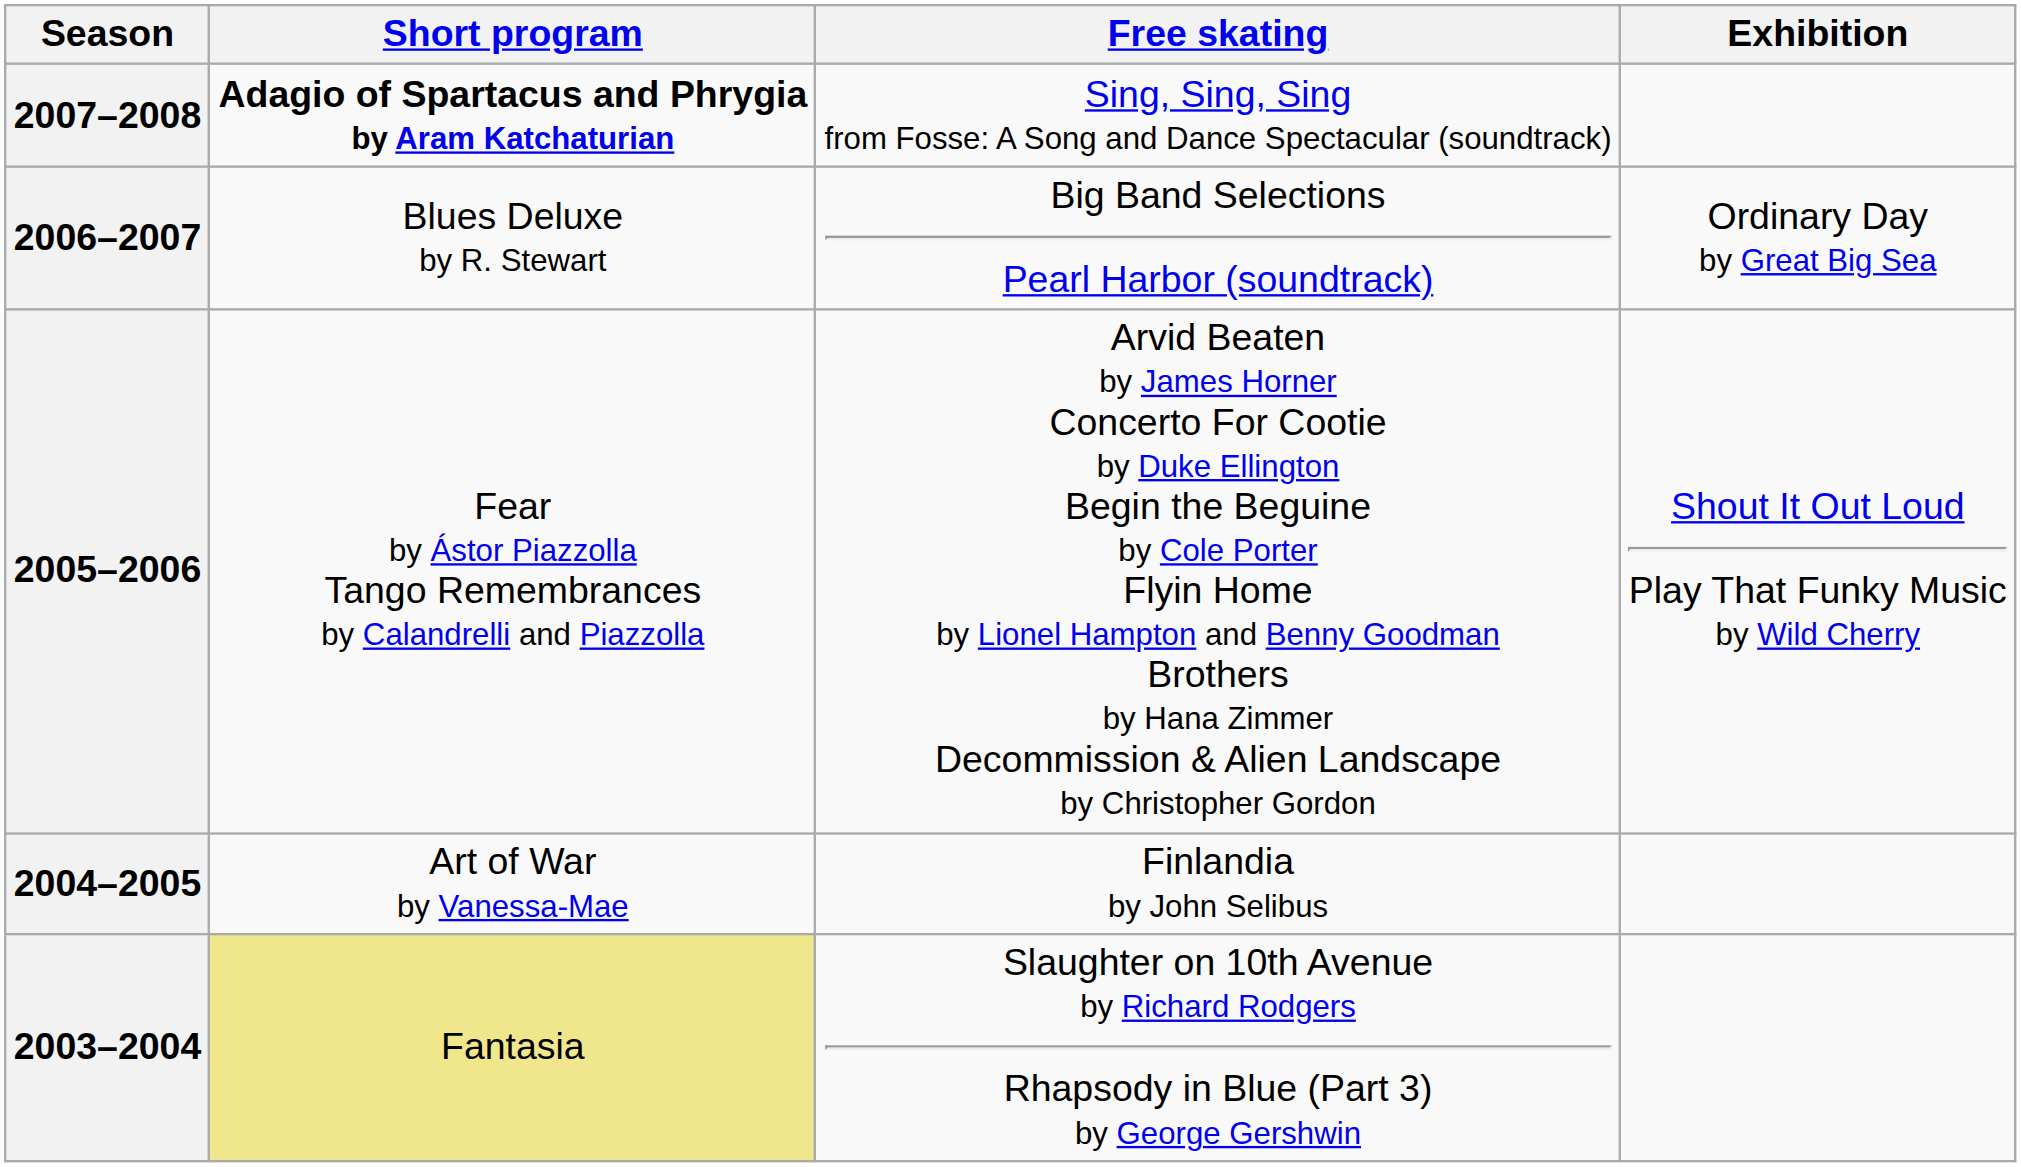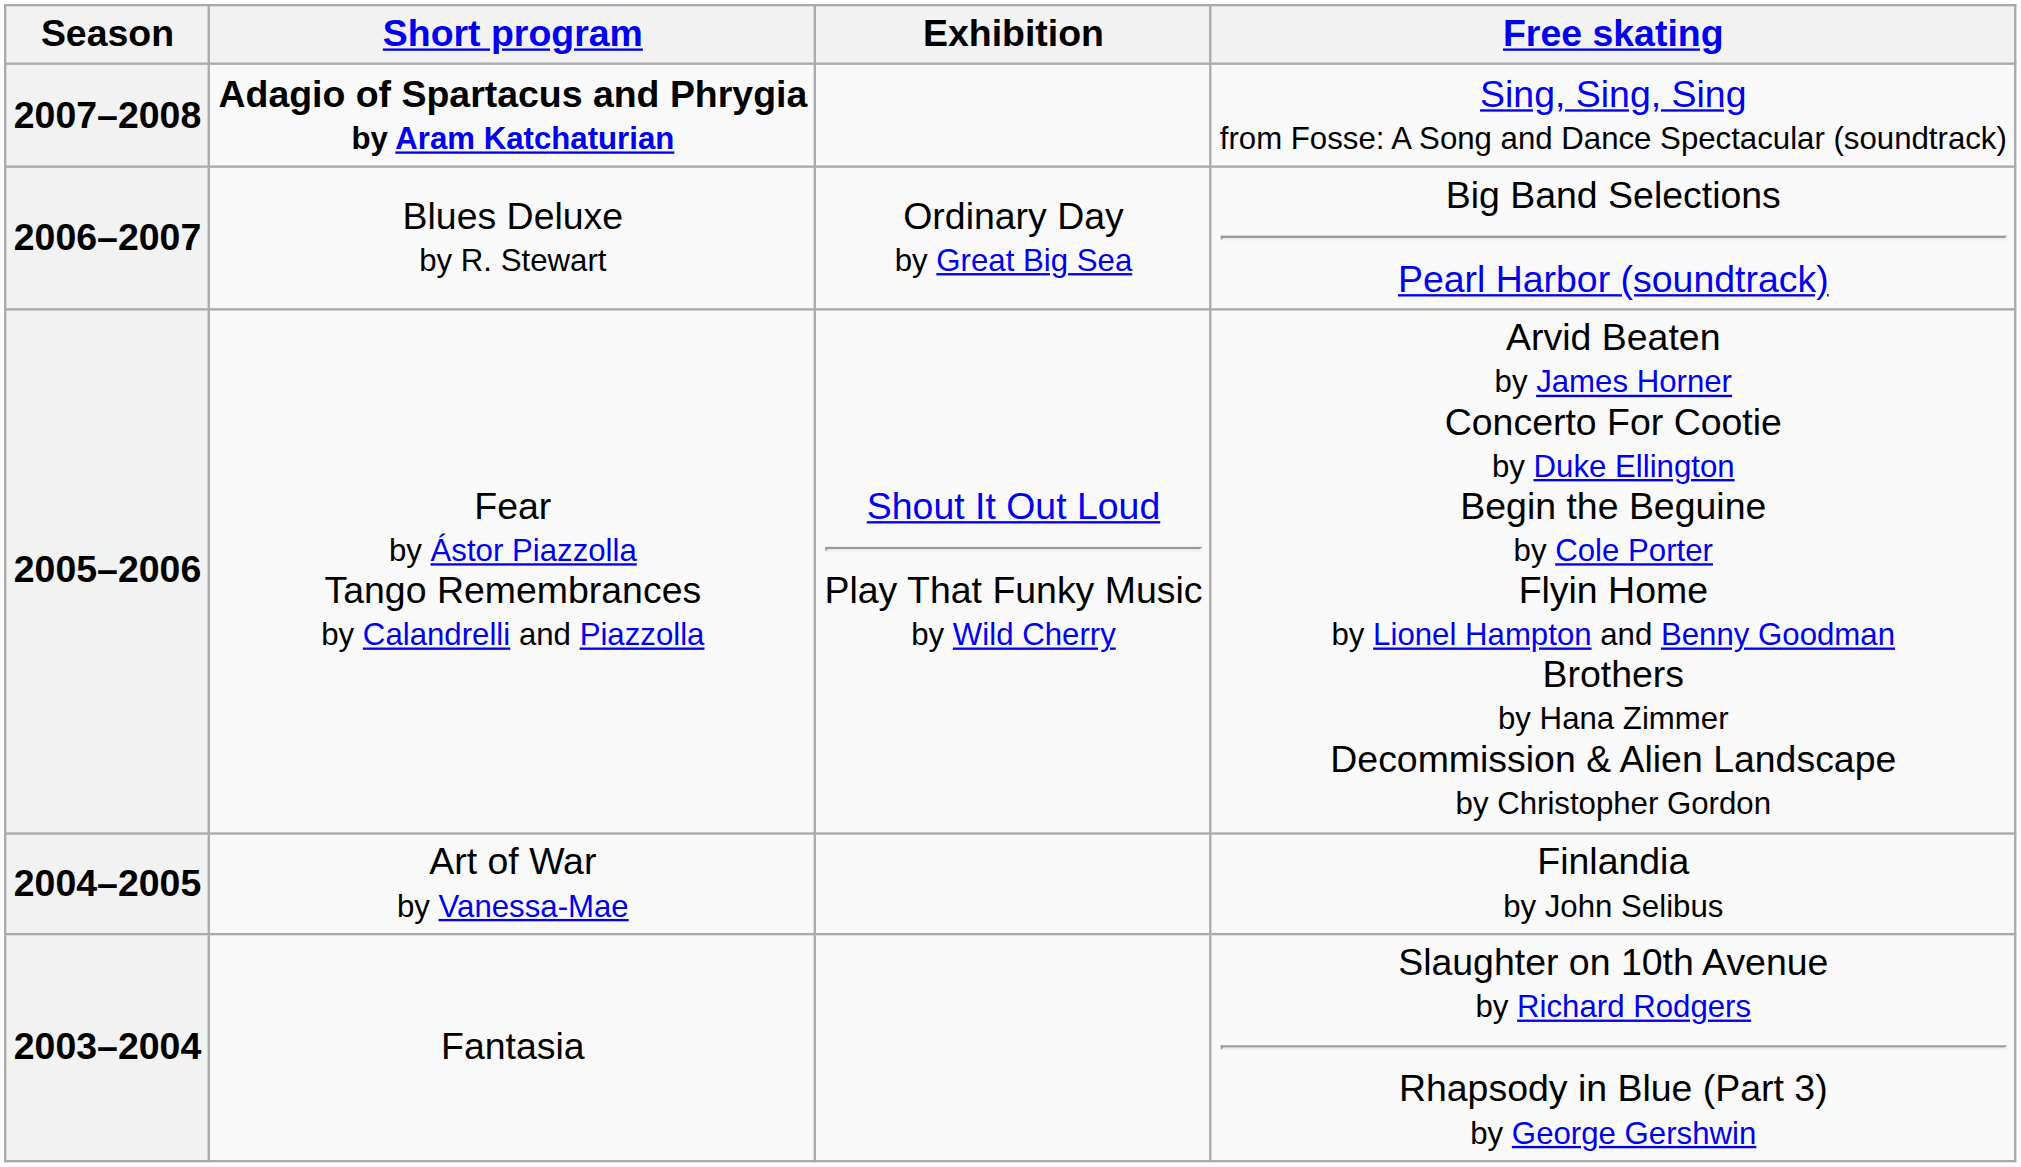columns swapped: (1218, 34) <-> (1818, 34)
(513, 1047) khaki background -> (513, 1047) no background
